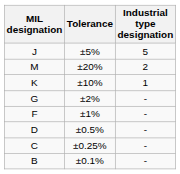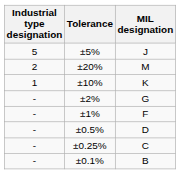columns swapped: (145, 24) <-> (34, 24)
